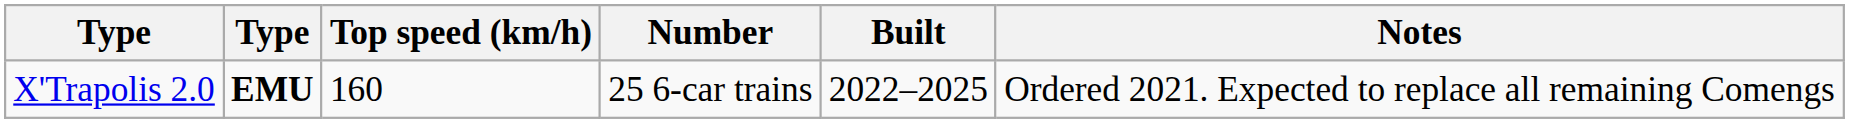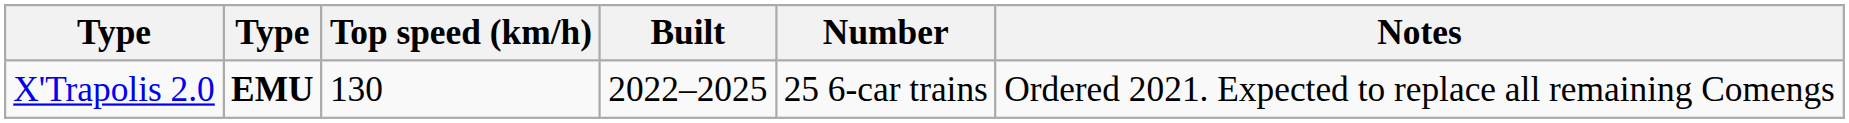columns swapped: (908, 32) <-> (710, 32)
(356, 88) 160 -> (356, 88) 130
